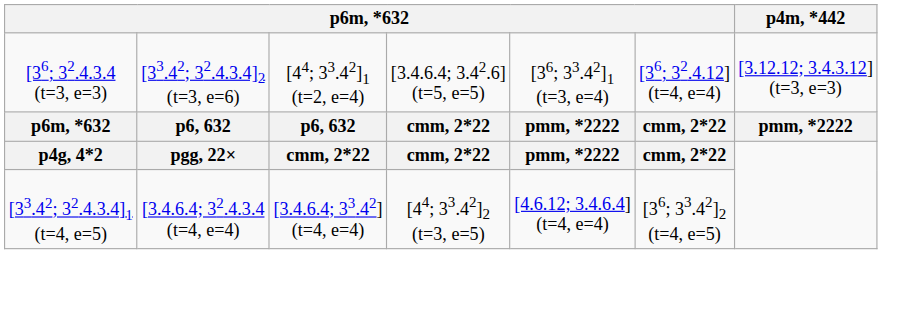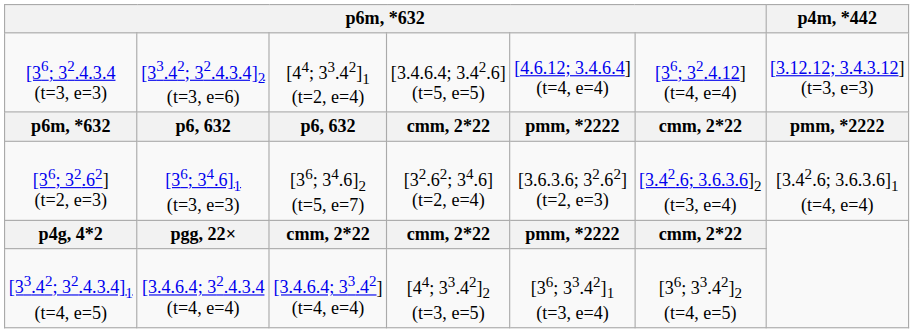(572, 82) [36; 33.42]1 (t=3, e=4) -> (572, 78) [4.6.12; 3.4.6.4] (t=4, e=4)
+ row: (71, 188)
(572, 214) [4.6.12; 3.4.6.4] (t=4, e=4) -> (572, 298) [36; 33.42]1 (t=3, e=4)
